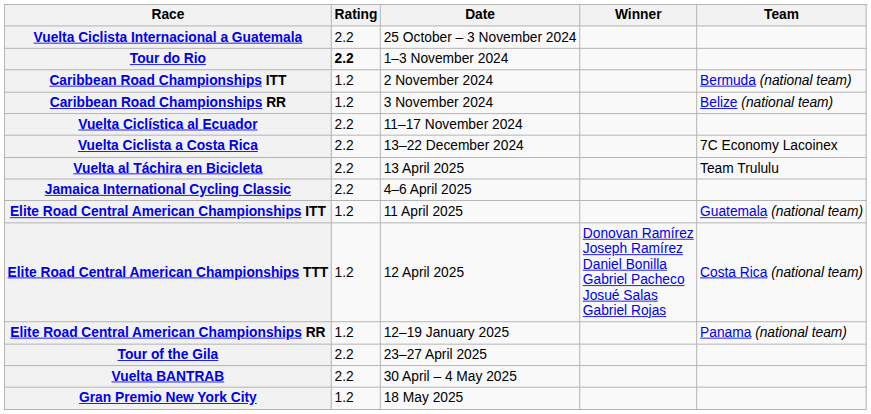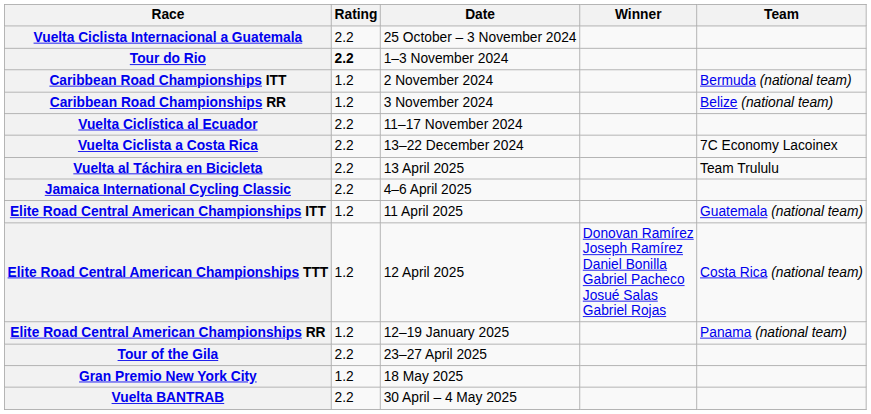rows swapped: (168, 376) <-> (168, 398)
